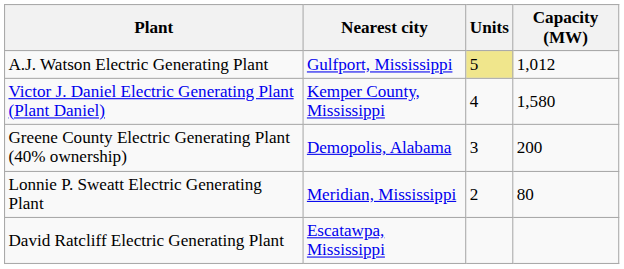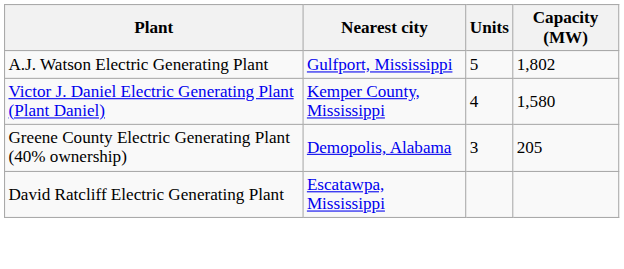(474, 64) khaki background -> (474, 64) no background
(536, 64) 1,012 -> (536, 64) 1,802
(530, 147) 200 -> (530, 147) 205
- row: (135, 194)
